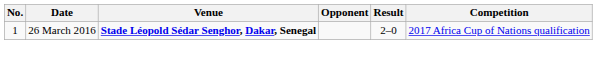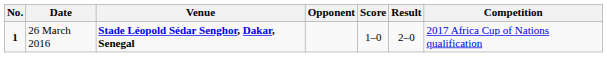+ column: (373, 13)
(15, 30) normal -> (15, 36) bold
